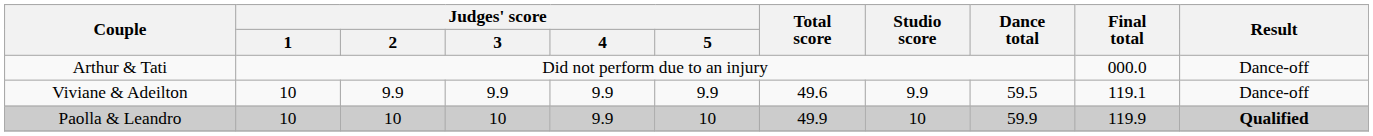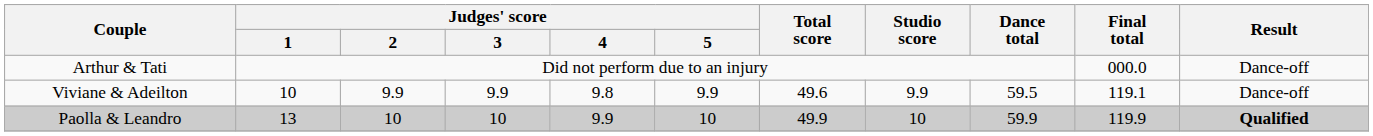(603, 92) 9.9 -> (603, 92) 9.8
(288, 118) 10 -> (288, 118) 13
